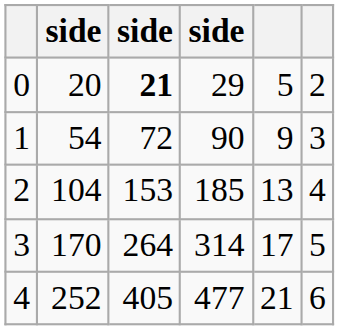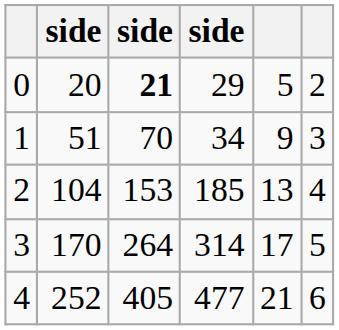(85, 137) 54 -> (85, 137) 51
(156, 137) 72 -> (156, 137) 70
(228, 137) 90 -> (228, 137) 34
